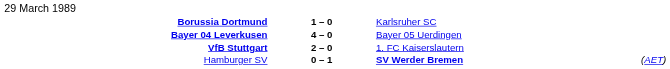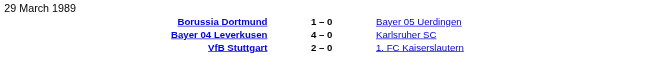(406, 22) Karlsruher SC -> (419, 22) Bayer 05 Uerdingen
(419, 35) Bayer 05 Uerdingen -> (406, 35) Karlsruher SC
- row: (236, 60)
